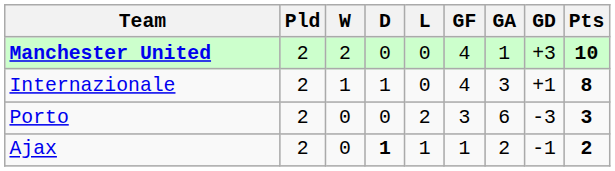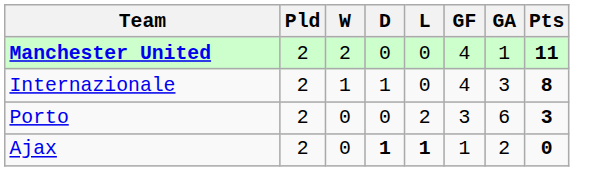- column: (544, 21)
(586, 53) 10 -> (547, 53) 11
(425, 150) normal -> (425, 150) bold
(586, 150) 2 -> (547, 150) 0
